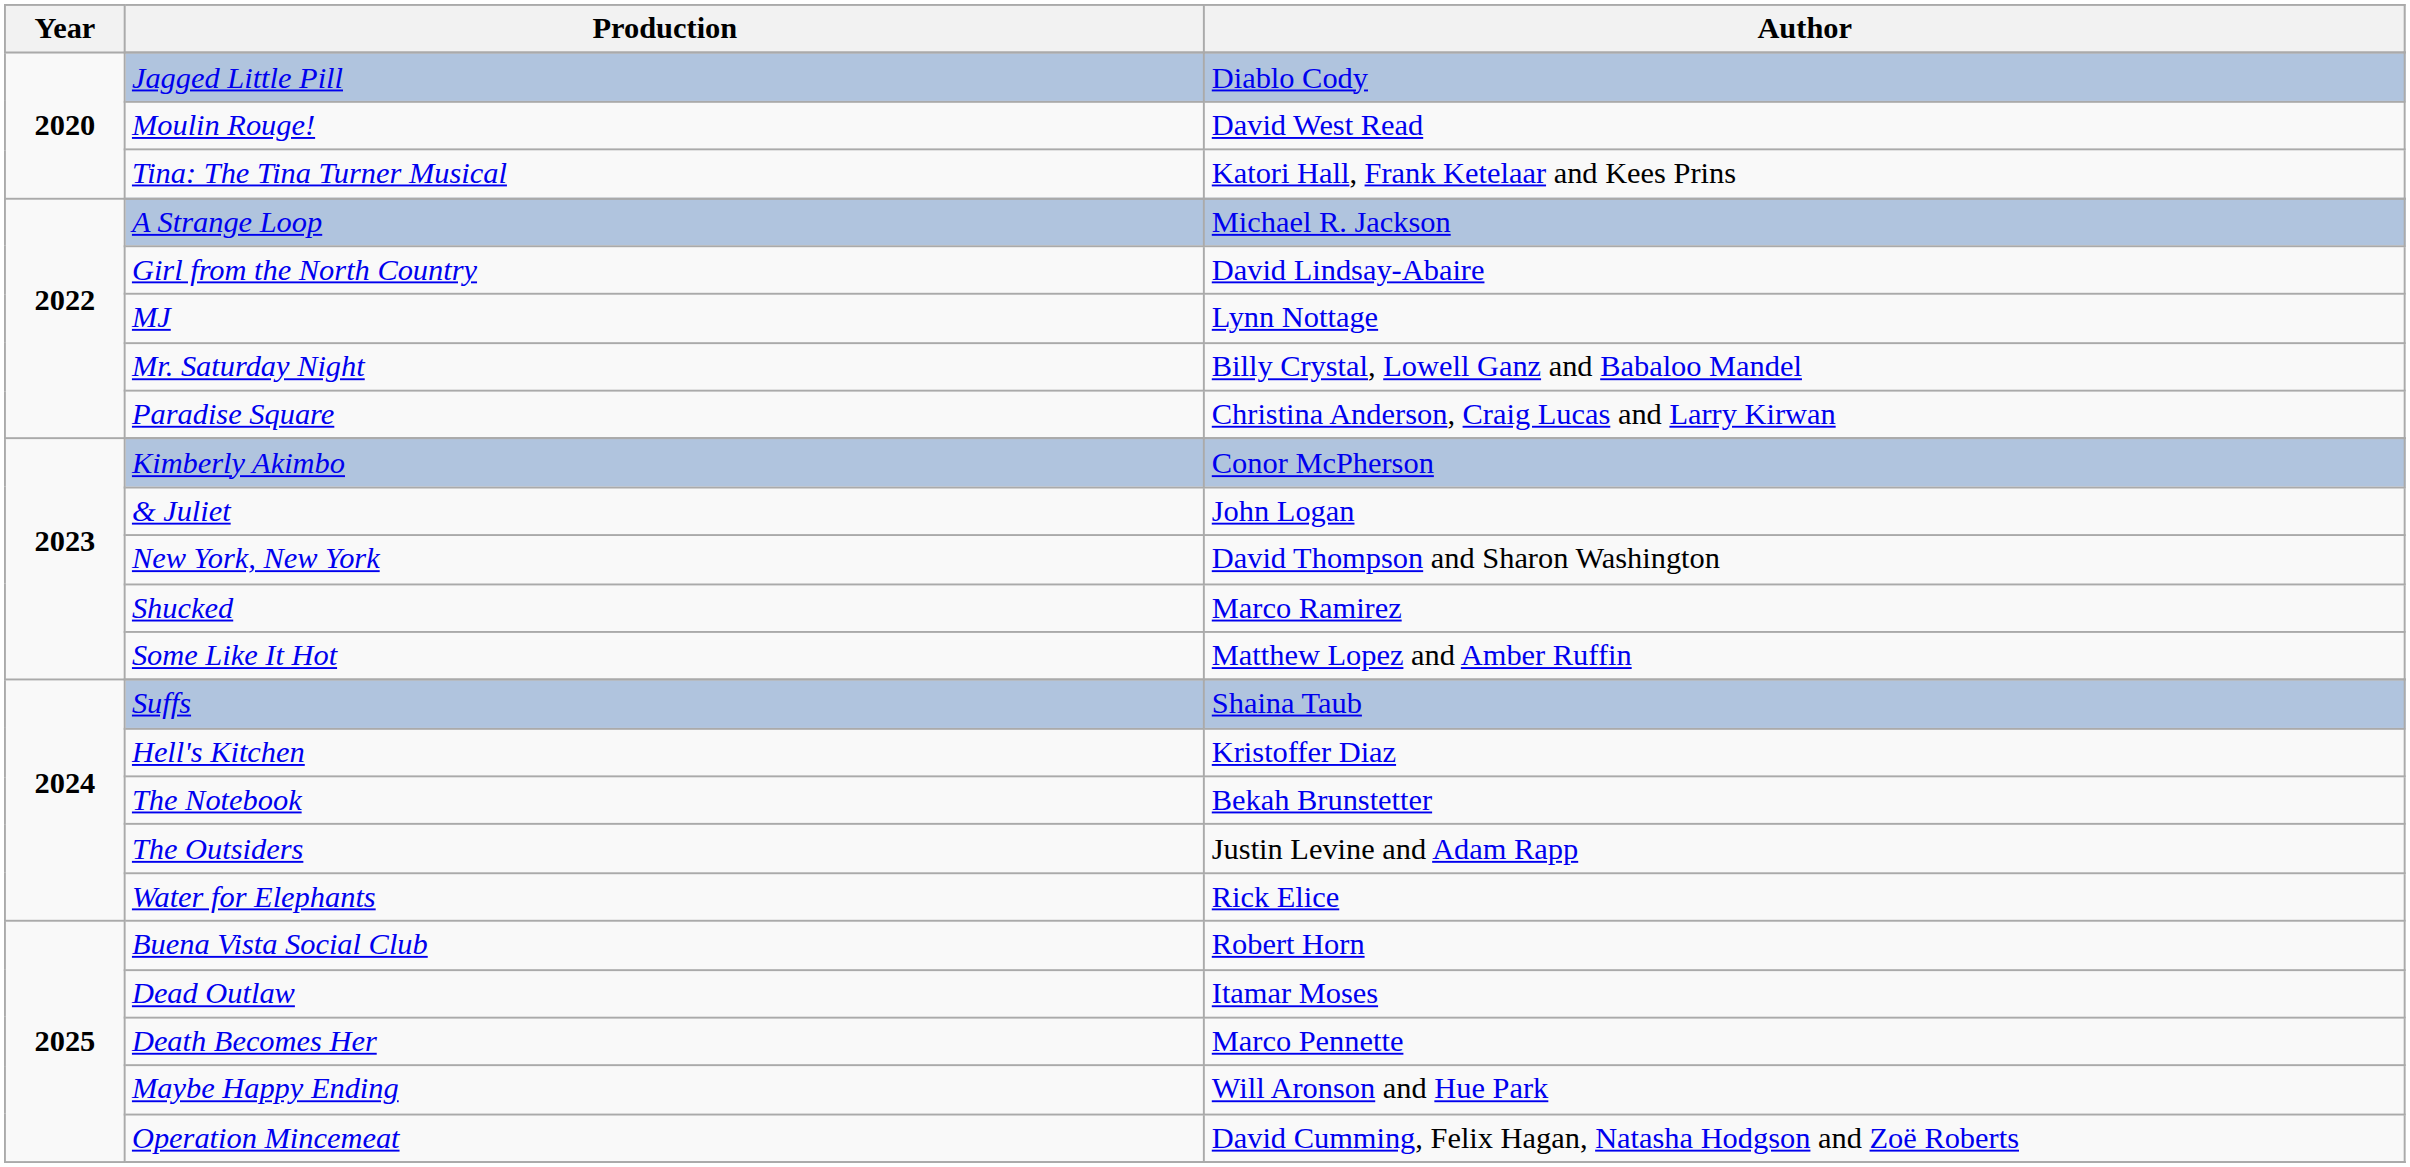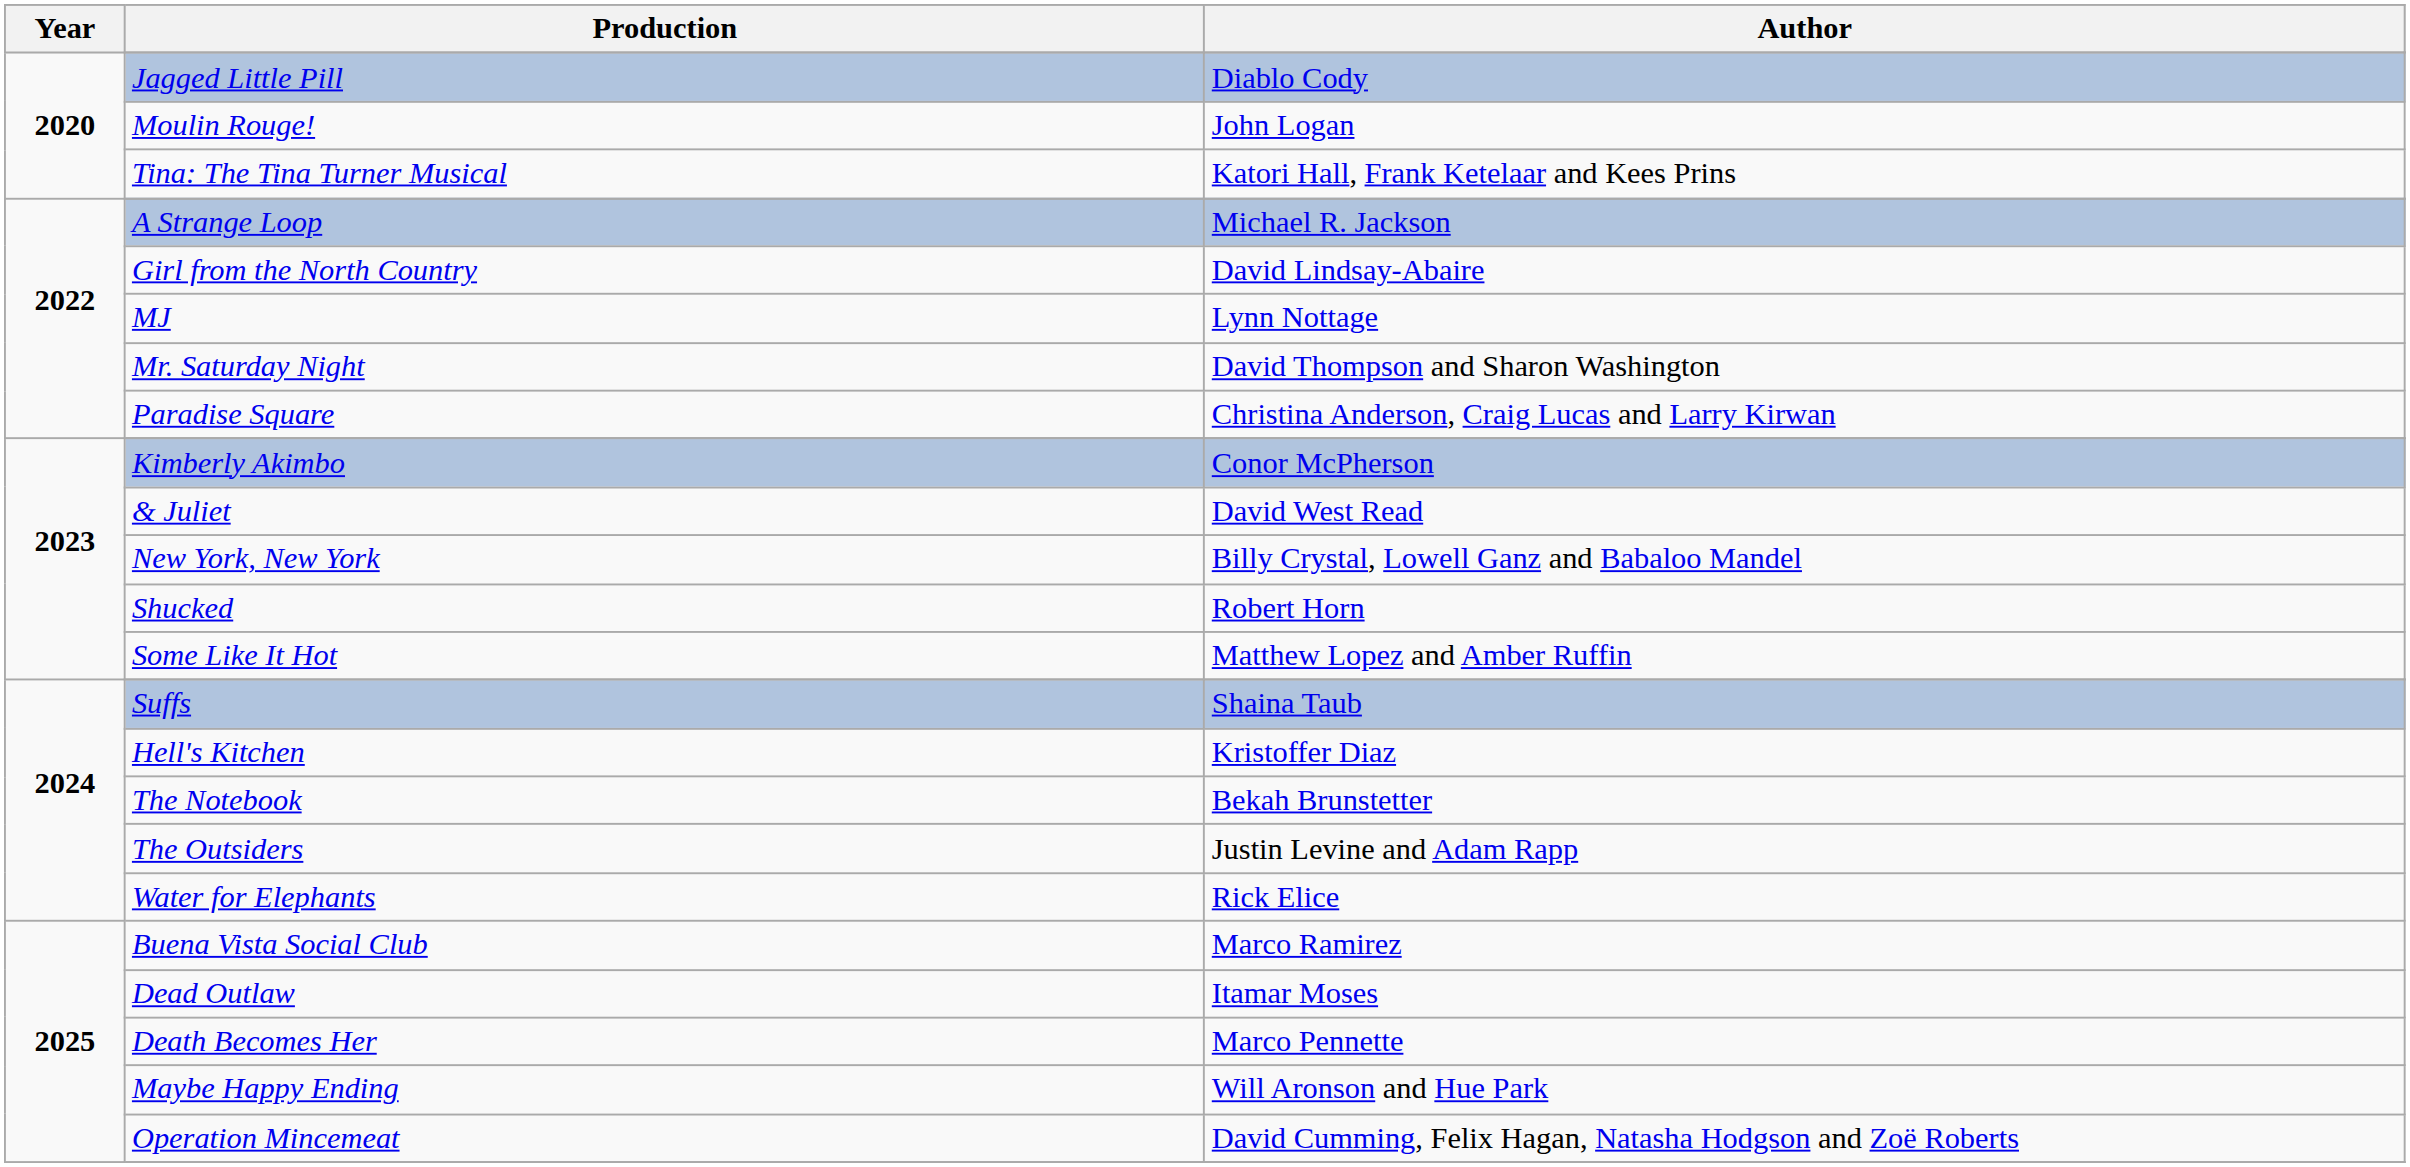(1317, 125) David West Read -> (1283, 125) John Logan
(1507, 366) Billy Crystal, Lowell Ganz and Babaloo Mandel -> (1466, 366) David Thompson and Sharon Washington
(1283, 510) John Logan -> (1317, 510) David West Read
(1466, 558) David Thompson and Sharon Washington -> (1507, 558) Billy Crystal, Lowell Ganz and Babaloo Mandel
(1307, 607) Marco Ramirez -> (1288, 607) Robert Horn
(1288, 944) Robert Horn -> (1307, 944) Marco Ramirez
